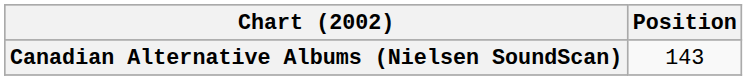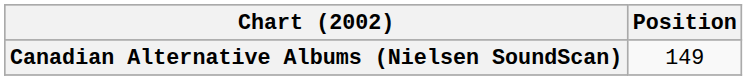(685, 58) 143 -> (685, 58) 149
